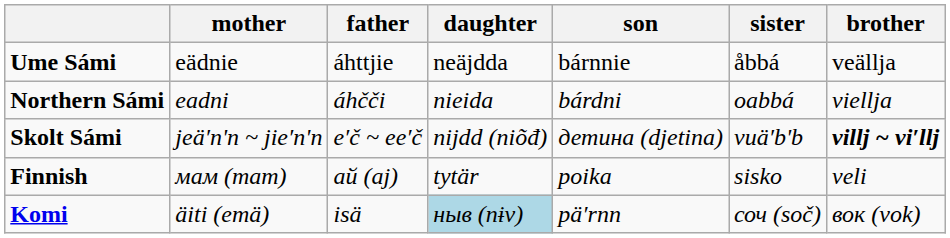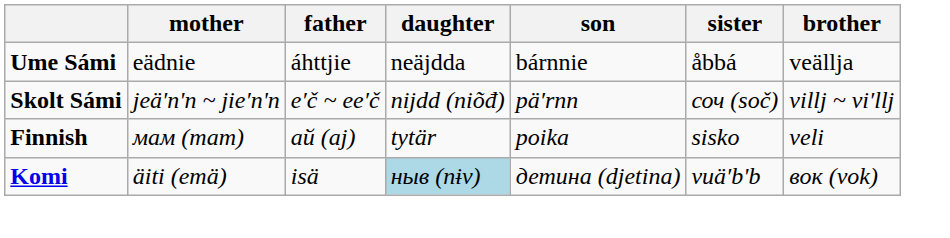- row: (87, 99)
(641, 137) детина (djetina) -> (547, 99) pä′rnn
(769, 137) vuä′b'b -> (735, 99) соч (soč)
(886, 137) bold -> (842, 99) normal
(590, 213) pä′rnn -> (598, 175) детина (djetina)
(777, 213) соч (soč) -> (726, 175) vuä′b'b
